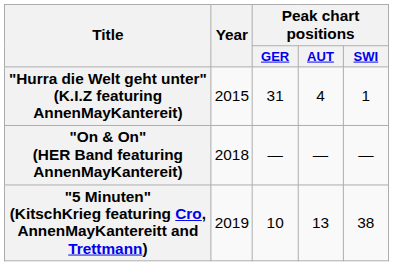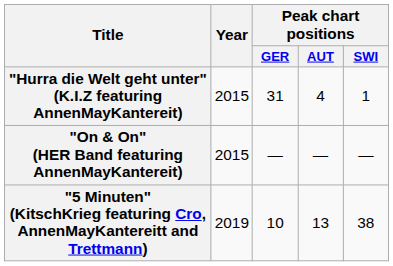(232, 155) 2018 -> (232, 155) 2015
